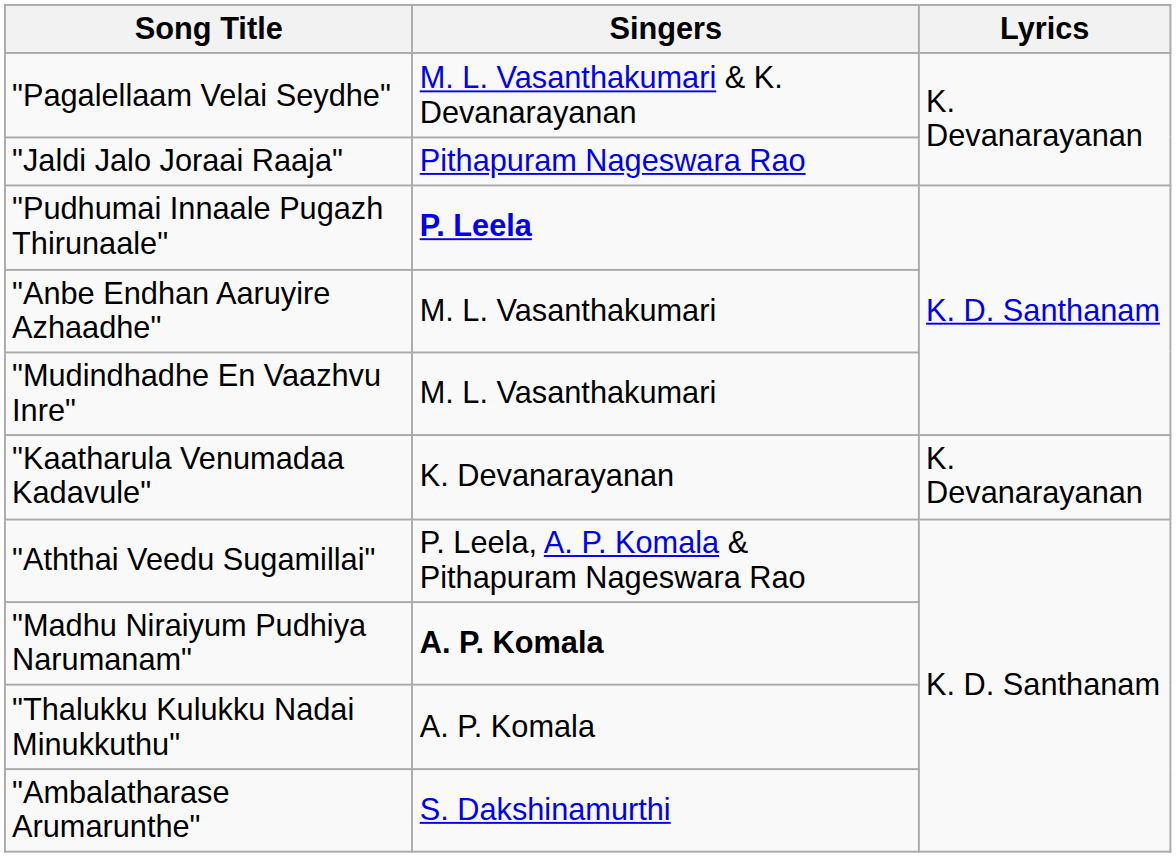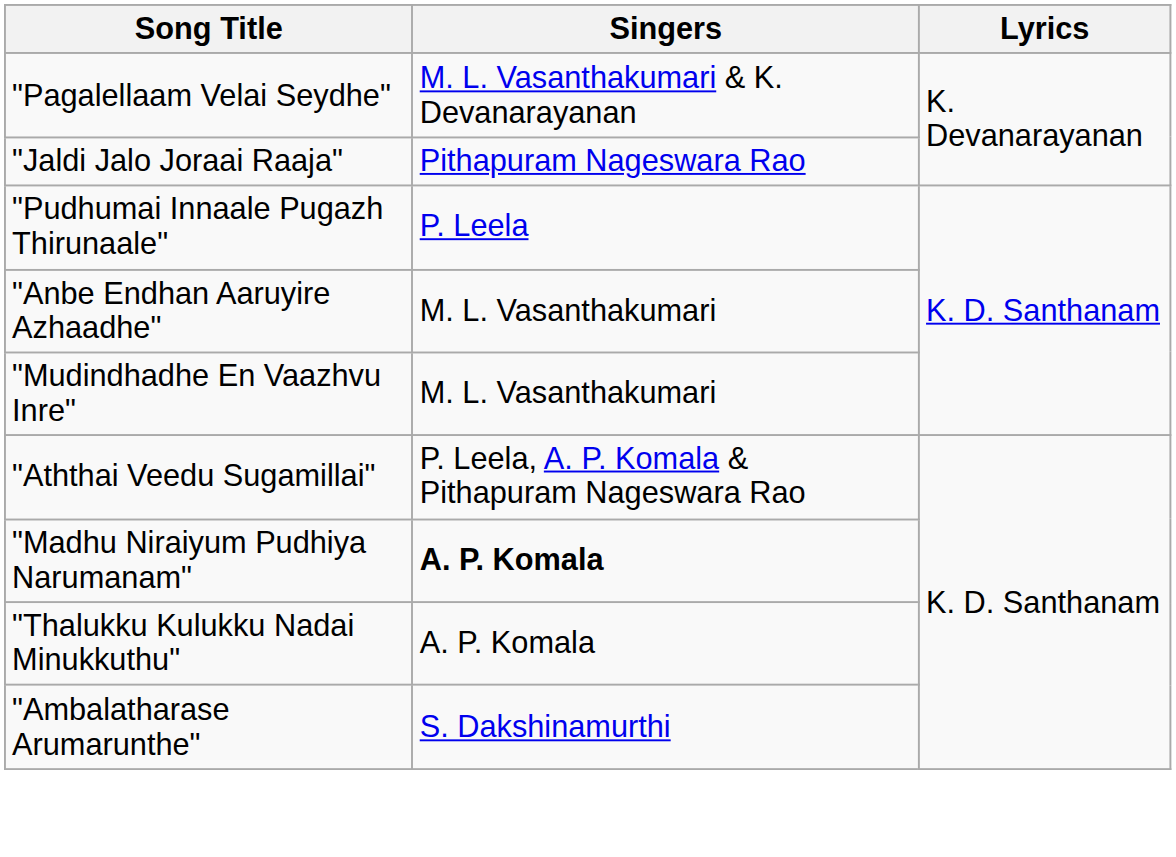(476, 226) bold -> (474, 226) normal
- row: (178, 476)
